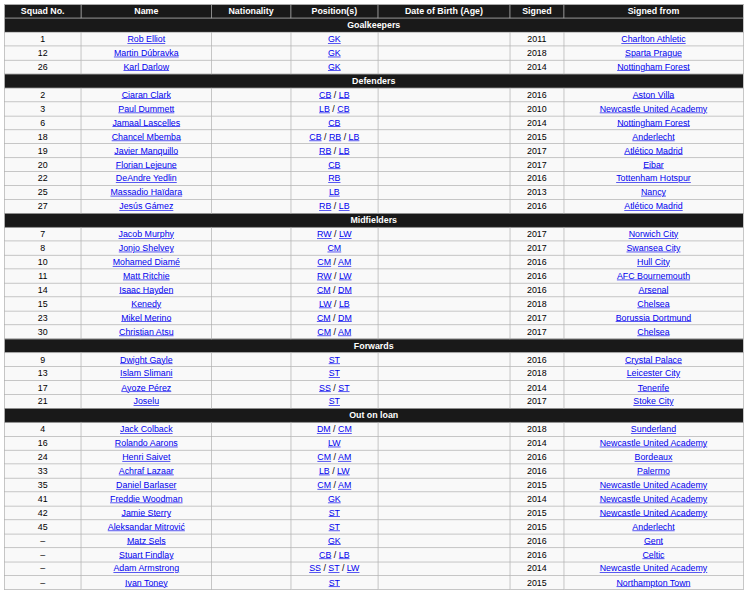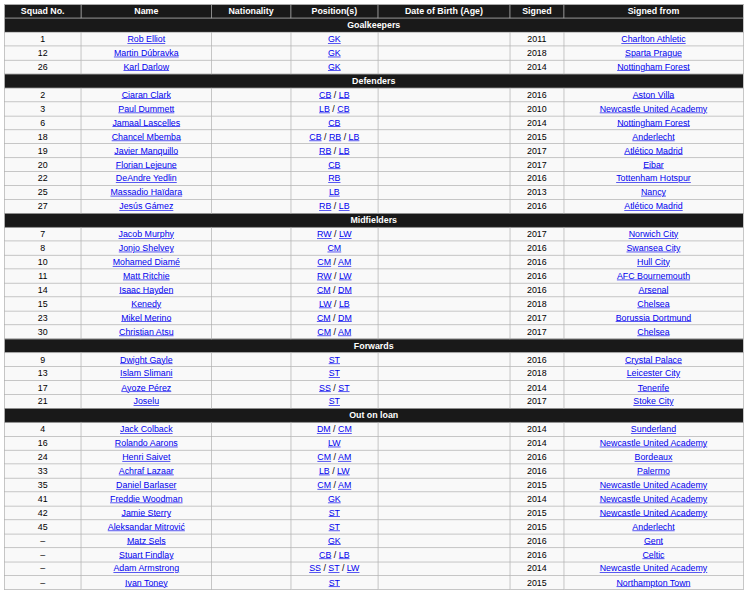(537, 248) 2017 -> (537, 248) 2016
(537, 429) 2018 -> (537, 429) 2014
